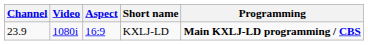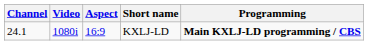(17, 31) 23.9 -> (17, 31) 24.1
